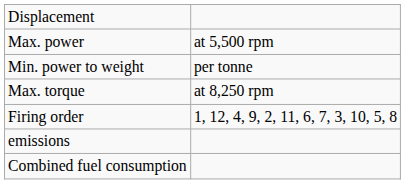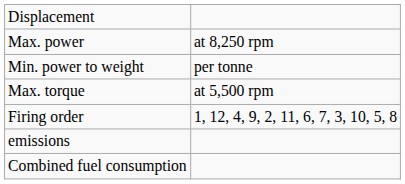(234, 41) at 5,500 rpm -> (234, 41) at 8,250 rpm
(234, 91) at 8,250 rpm -> (234, 91) at 5,500 rpm
